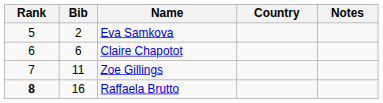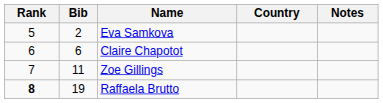(78, 88) 16 -> (78, 88) 19
